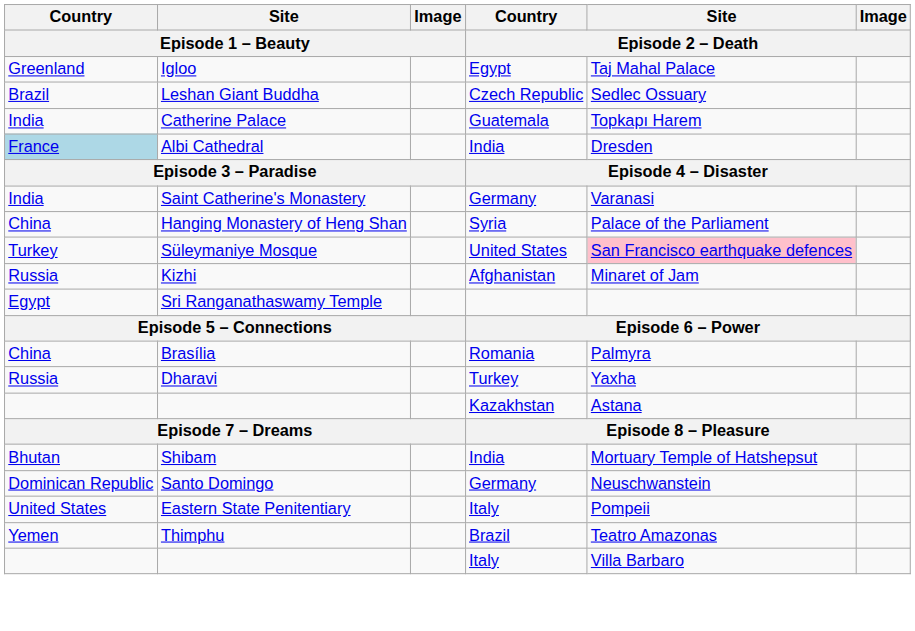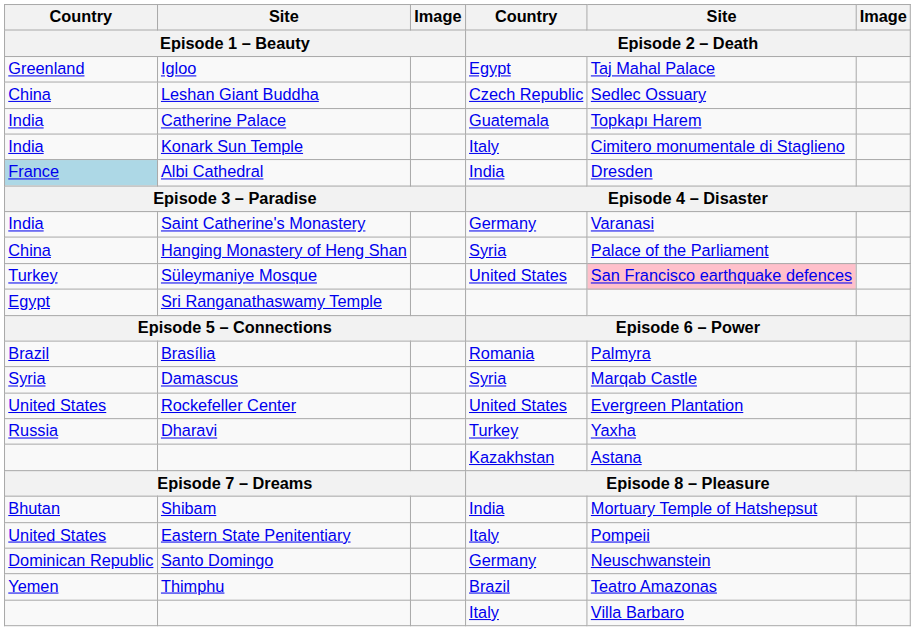(29, 95) Brazil -> (30, 95) China
+ row: (232, 146)
- row: (179, 276)
(30, 353) China -> (29, 353) Brazil
+ row: (199, 379)
+ row: (229, 405)
rows swapped: (217, 483) <-> (256, 509)
